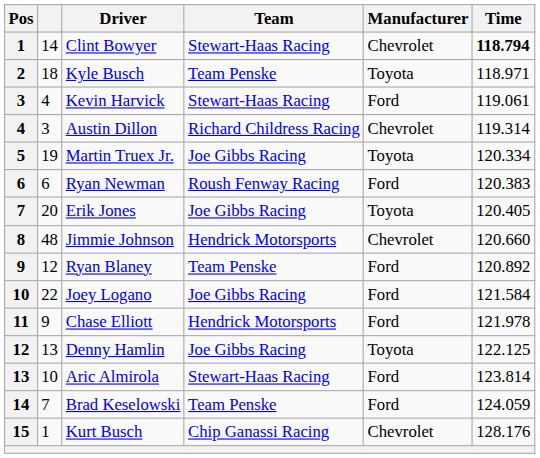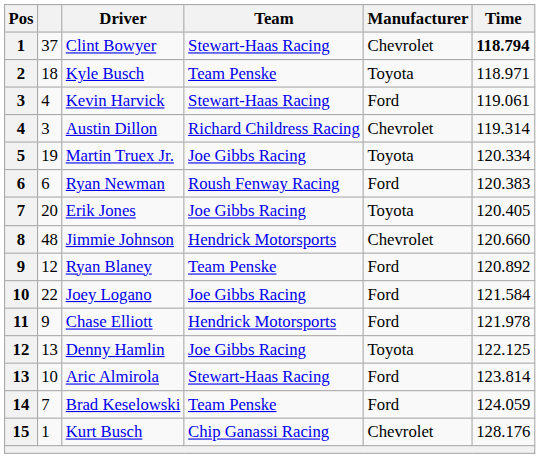(50, 46) 14 -> (50, 46) 37
